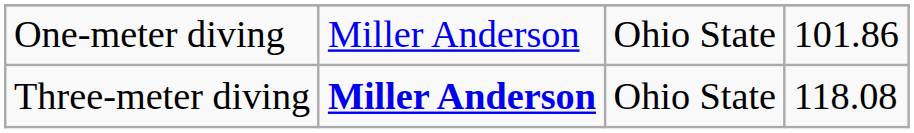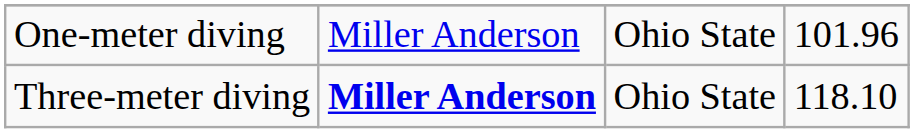(846, 34) 101.86 -> (846, 34) 101.96
(846, 95) 118.08 -> (846, 95) 118.10
